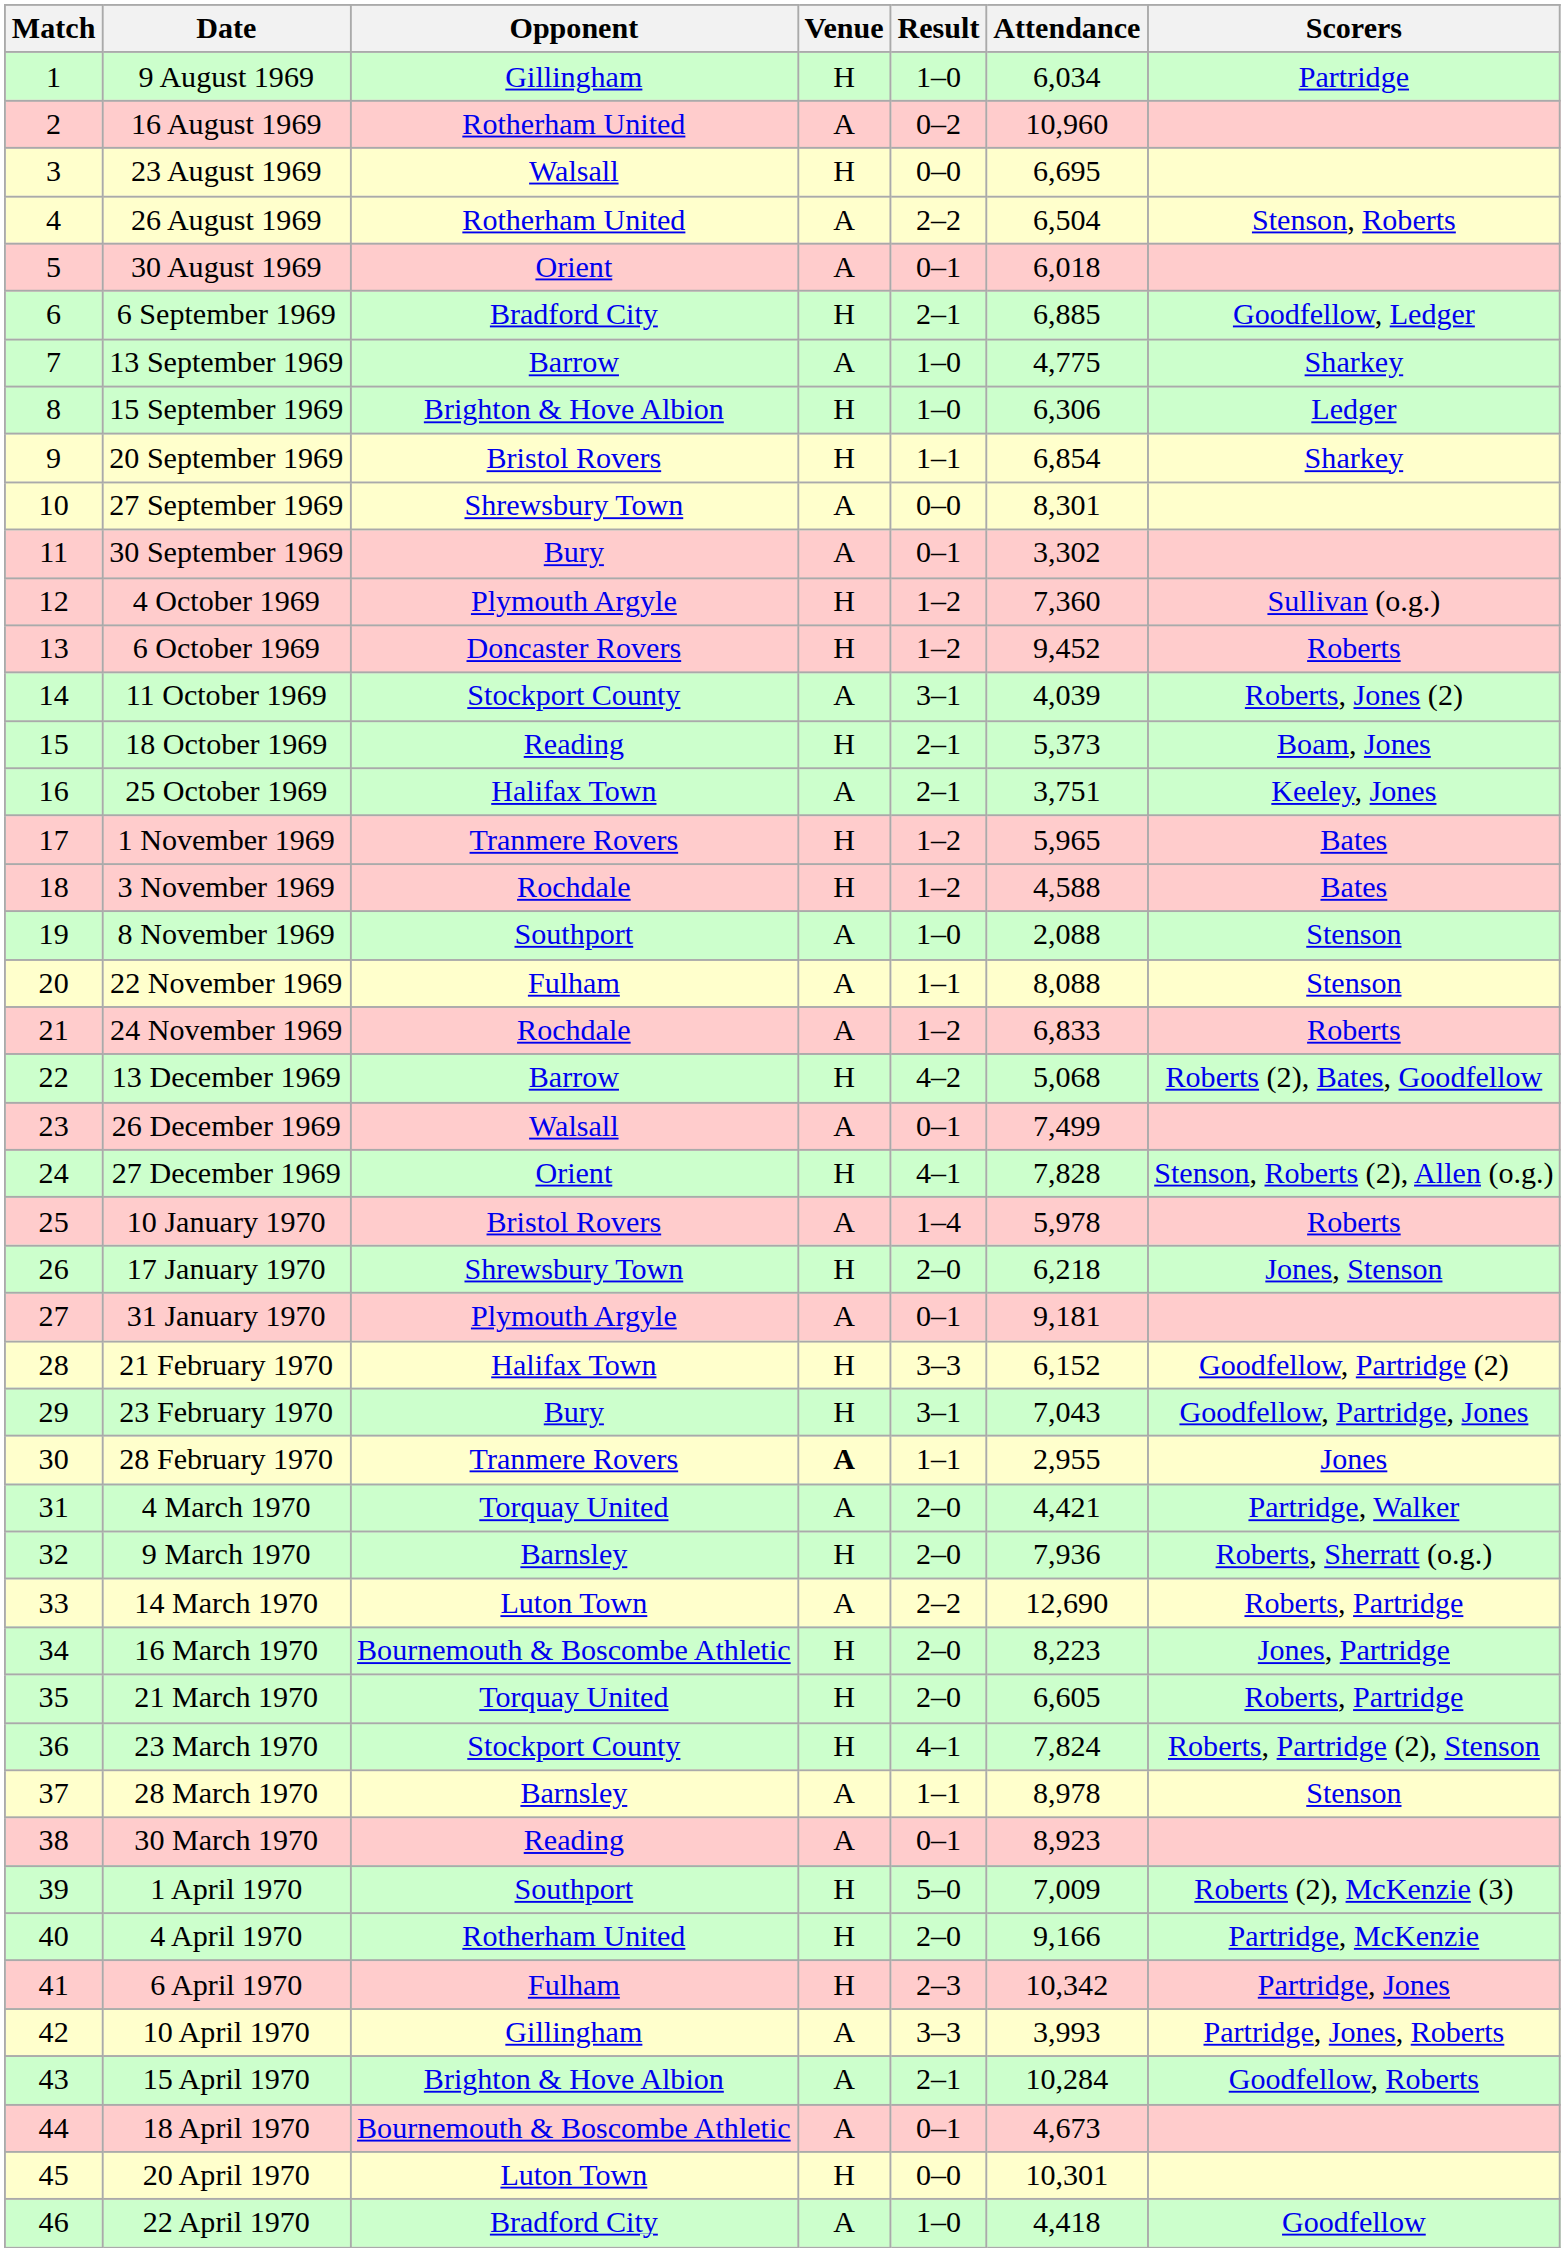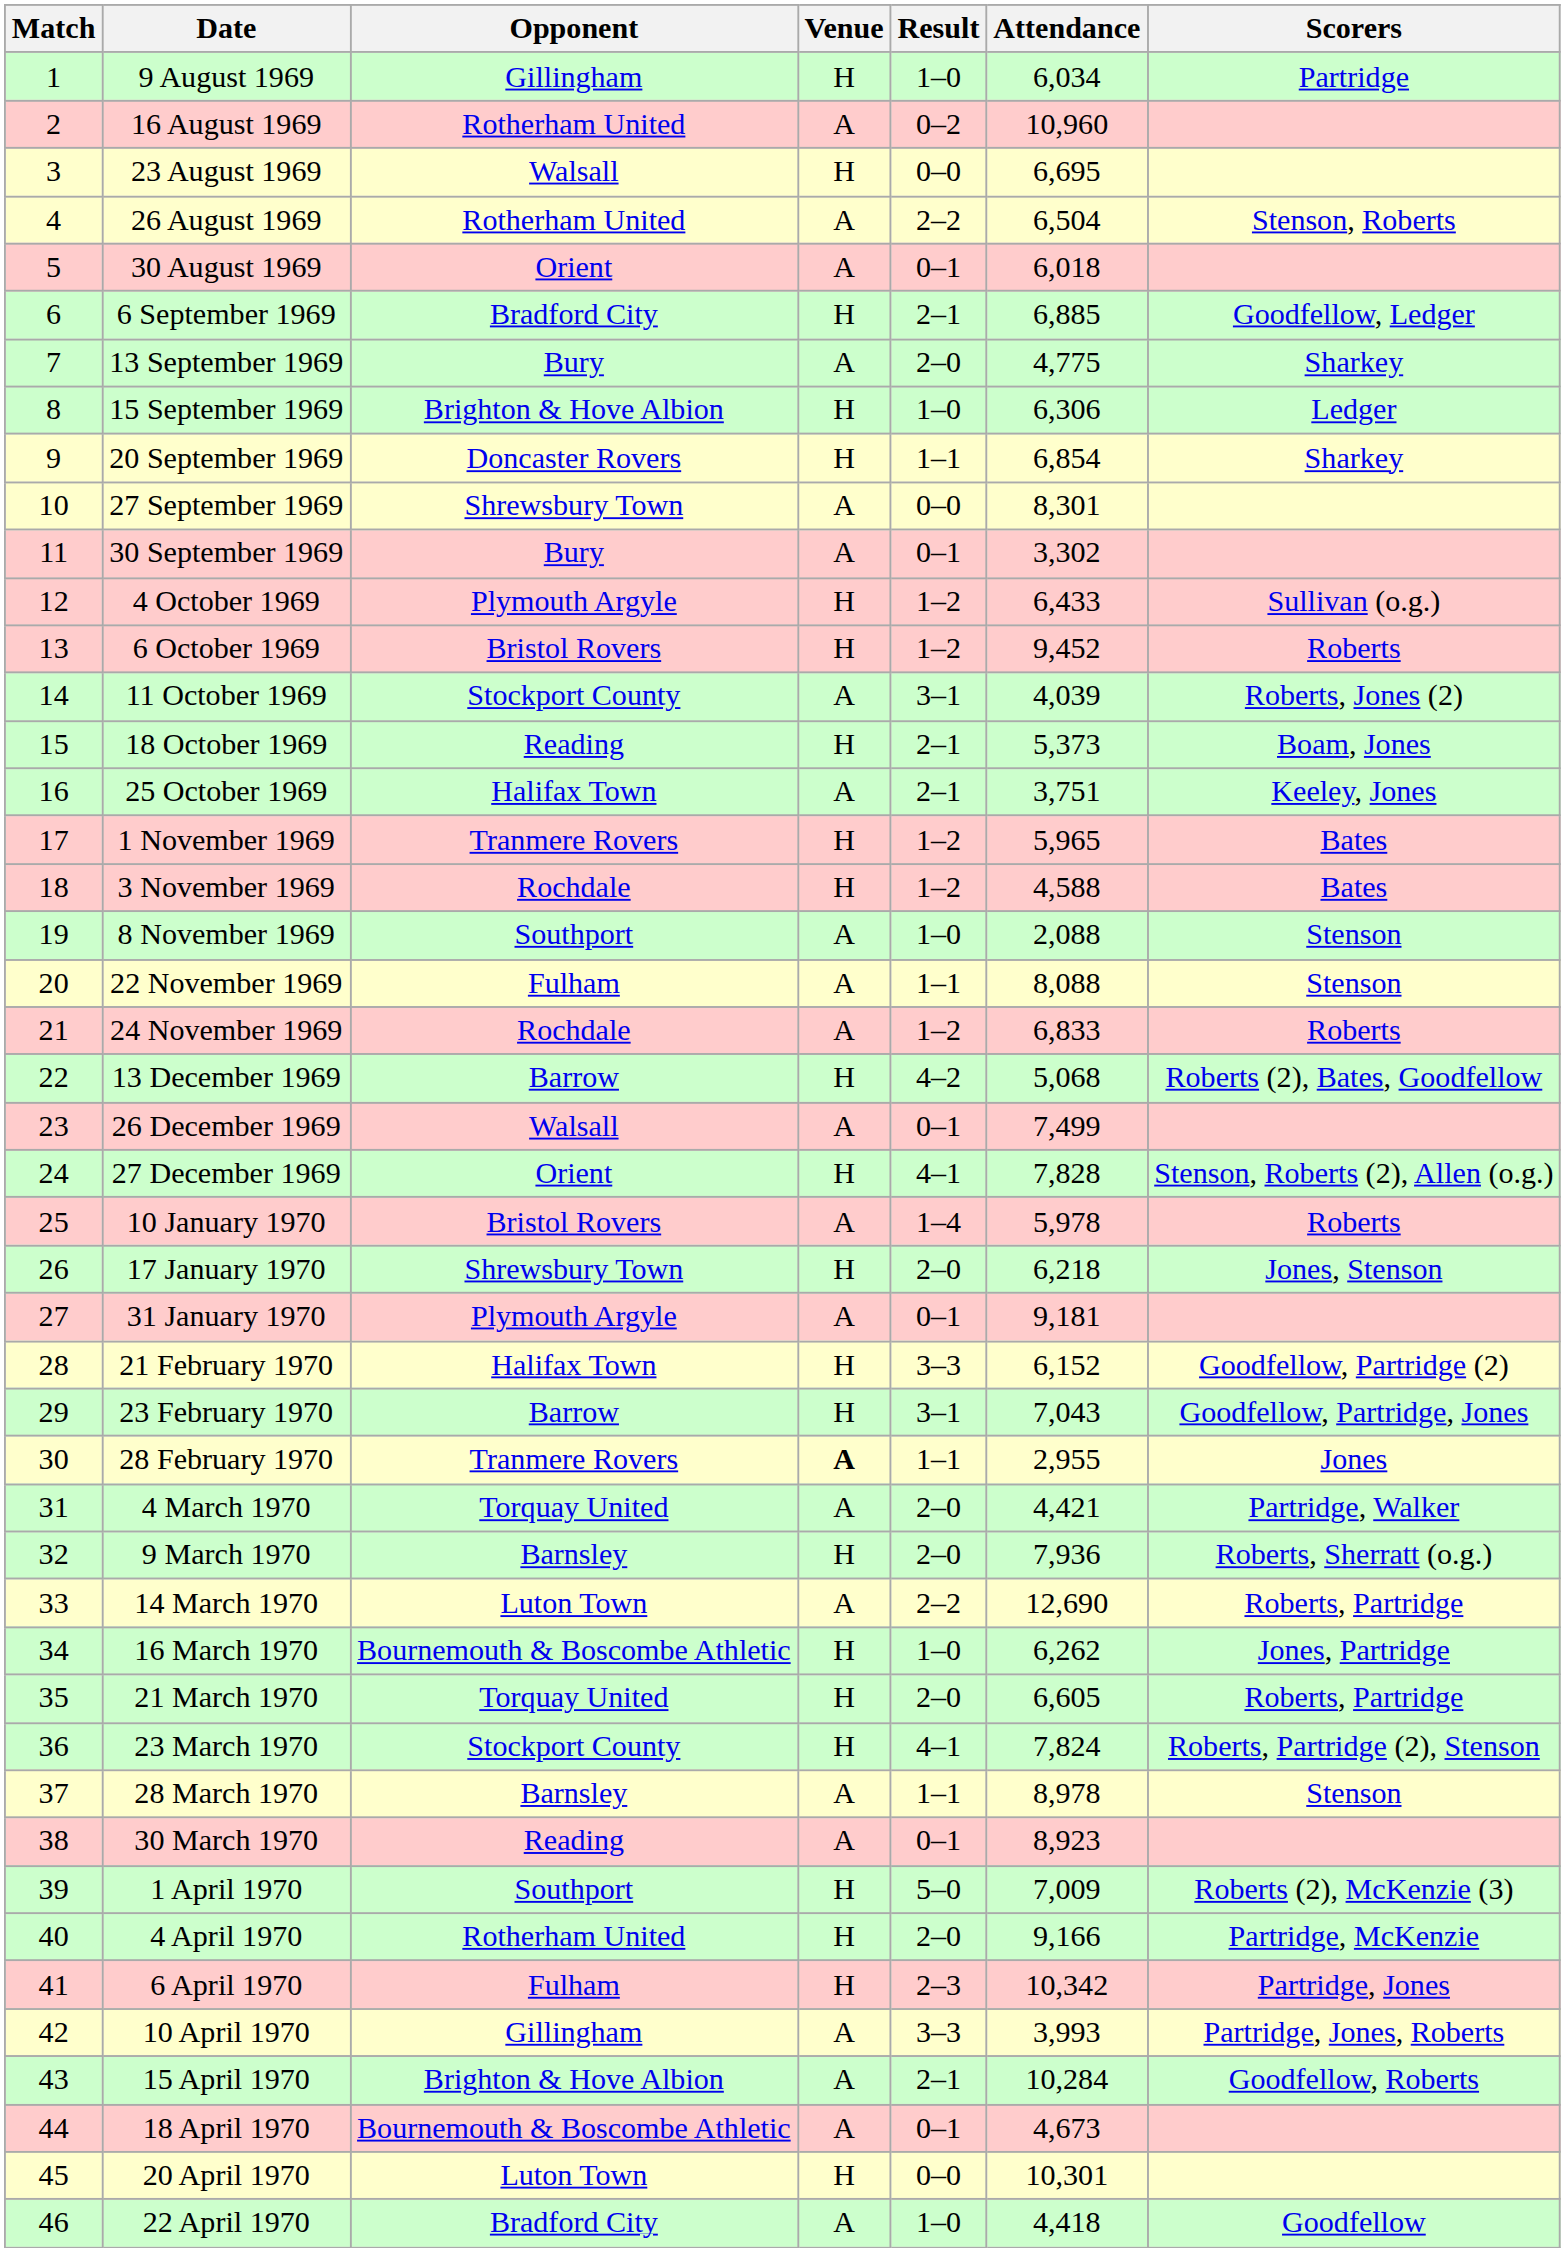(574, 362) Barrow -> (574, 362) Bury
(938, 362) 1–0 -> (938, 362) 2–0
(574, 457) Bristol Rovers -> (574, 457) Doncaster Rovers
(1067, 600) 7,360 -> (1067, 600) 6,433
(574, 648) Doncaster Rovers -> (574, 648) Bristol Rovers
(574, 1411) Bury -> (574, 1411) Barrow
(938, 1650) 2–0 -> (938, 1650) 1–0
(1067, 1650) 8,223 -> (1067, 1650) 6,262
